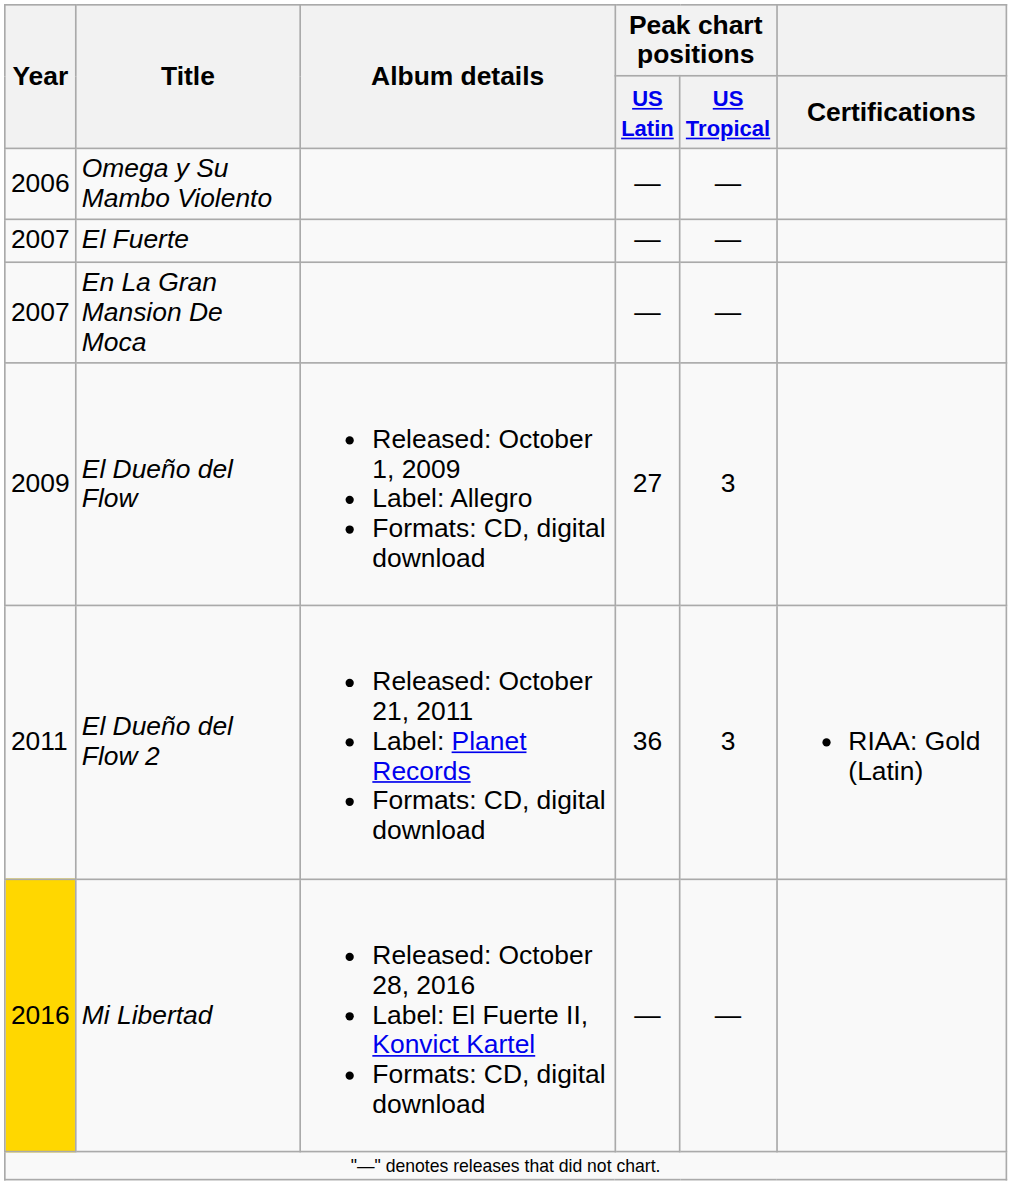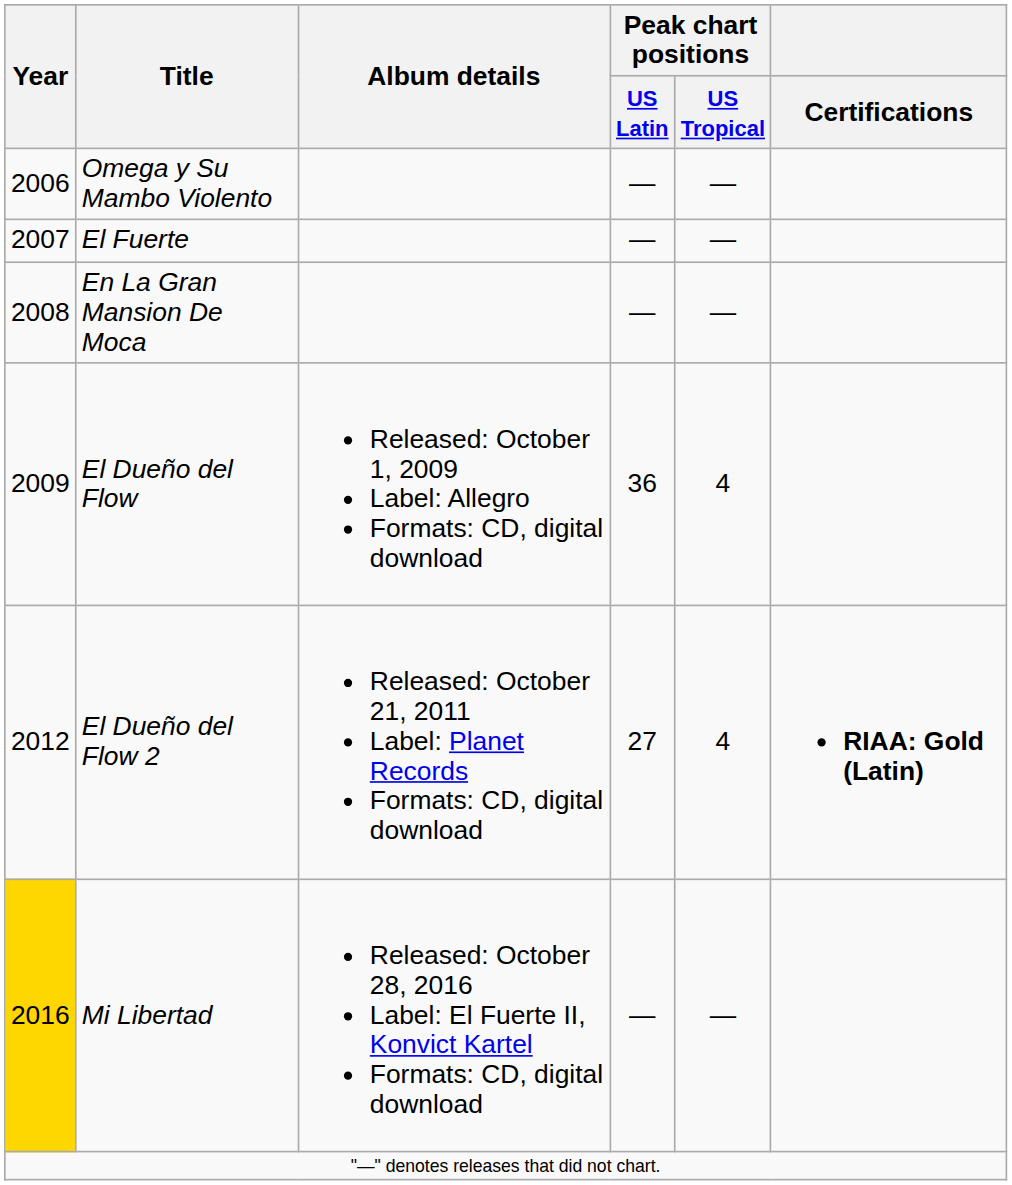(40, 311) 2007 -> (40, 311) 2008
(647, 483) 27 -> (642, 483) 36
(728, 483) 3 -> (723, 483) 4
(39, 741) 2011 -> (40, 741) 2012
(647, 741) 36 -> (642, 741) 27
(728, 741) 3 -> (723, 741) 4
(891, 757) normal -> (889, 757) bold
